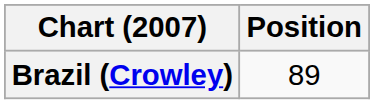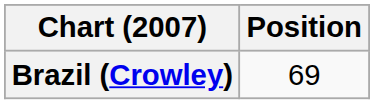(304, 74) 89 -> (304, 74) 69
